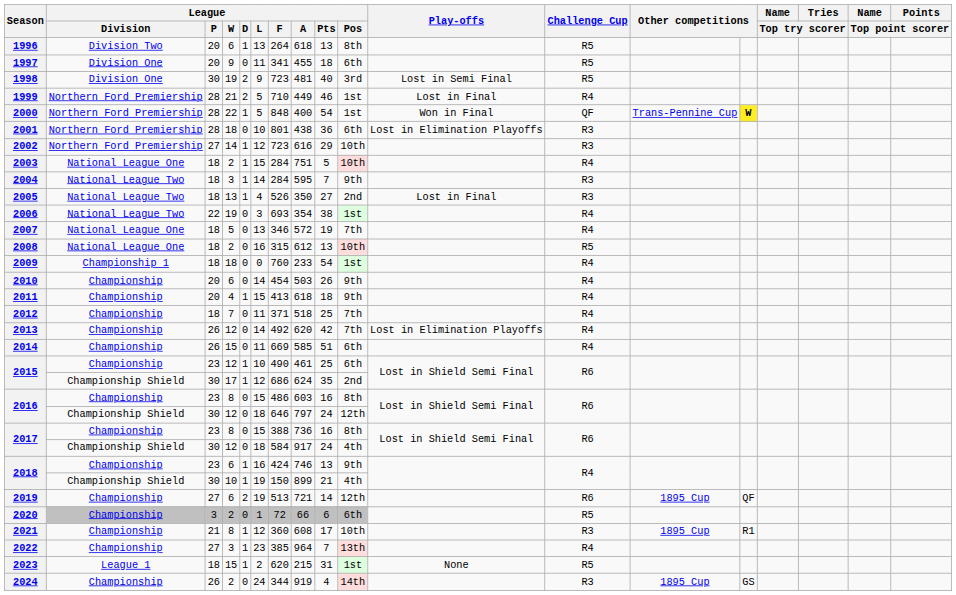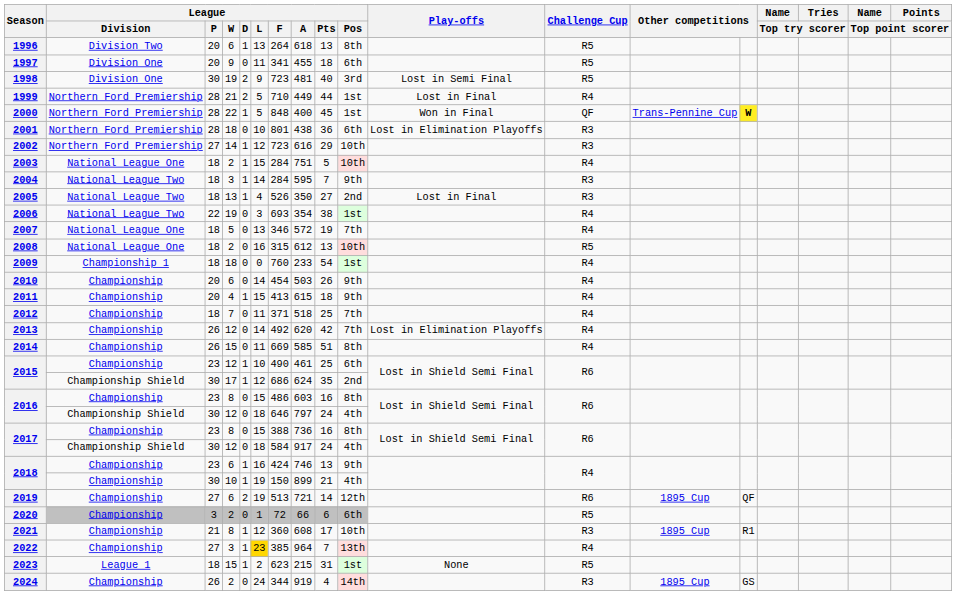(326, 96) 46 -> (326, 96) 44
(326, 113) 54 -> (326, 113) 45
(303, 297) 618 -> (303, 297) 615
(353, 348) 6th -> (353, 348) 8th
(353, 414) 12th -> (353, 414) 4th
(126, 481) Championship Shield -> (126, 481) Championship
(259, 548) no background -> (259, 548) gold background
(280, 565) 620 -> (280, 565) 623
